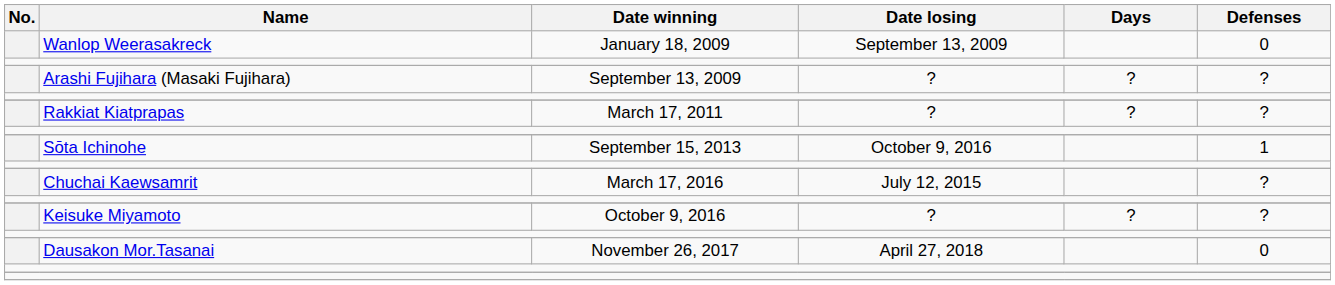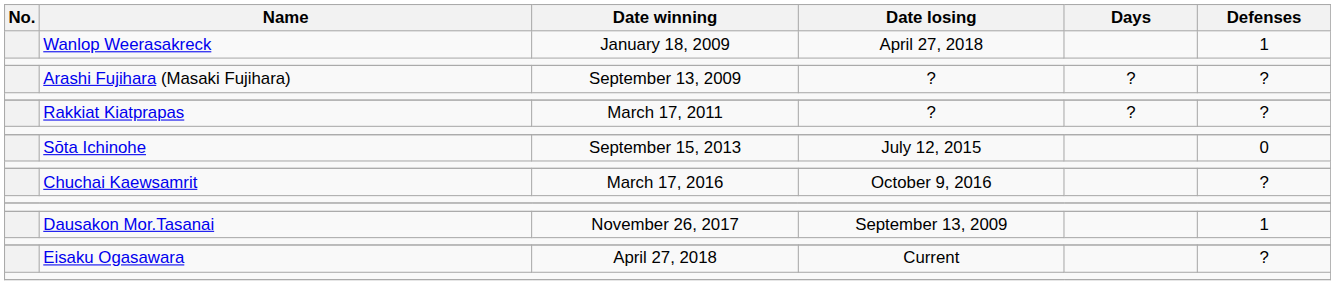(931, 44) September 13, 2009 -> (931, 44) April 27, 2018
(1264, 44) 0 -> (1264, 44) 1
(931, 147) October 9, 2016 -> (931, 147) July 12, 2015
(1264, 147) 1 -> (1264, 147) 0
(931, 182) July 12, 2015 -> (931, 182) October 9, 2016
- row: (112, 216)
(931, 250) April 27, 2018 -> (931, 224) September 13, 2009
(1264, 250) 0 -> (1264, 224) 1
+ row: (114, 258)
